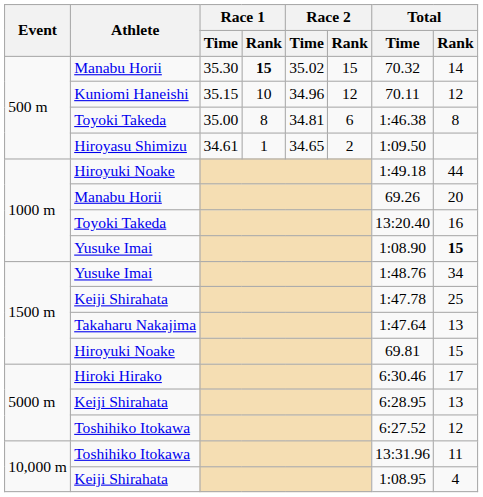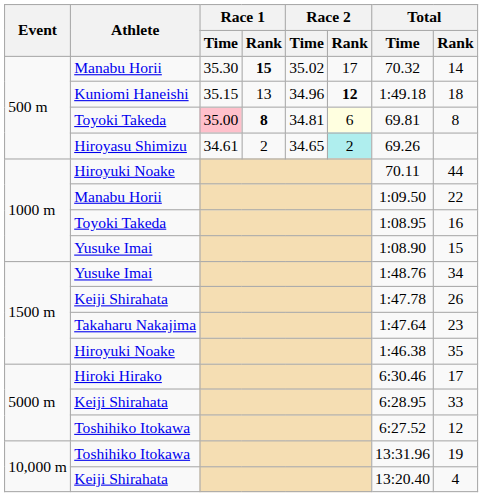(350, 69) 15 -> (350, 69) 17
(264, 94) 10 -> (264, 94) 13
(350, 94) normal -> (350, 94) bold
(403, 94) 70.11 -> (403, 94) 1:49.18
(455, 94) 12 -> (455, 94) 18
(221, 120) no background -> (221, 120) pink background
(264, 120) normal -> (264, 120) bold
(350, 120) no background -> (350, 120) lightyellow background
(403, 120) 1:46.38 -> (403, 120) 69.81
(264, 145) 1 -> (264, 145) 2
(350, 145) no background -> (350, 145) paleturquoise background
(403, 145) 1:09.50 -> (403, 145) 69.26
(403, 171) 1:49.18 -> (403, 171) 70.11
(403, 197) 69.26 -> (403, 197) 1:09.50
(455, 197) 20 -> (455, 197) 22
(403, 222) 13:20.40 -> (403, 222) 1:08.95
(455, 248) bold -> (455, 248) normal
(455, 299) 25 -> (455, 299) 26
(455, 325) 13 -> (455, 325) 23
(403, 351) 69.81 -> (403, 351) 1:46.38
(455, 351) 15 -> (455, 351) 35
(455, 402) 13 -> (455, 402) 33
(455, 453) 11 -> (455, 453) 19
(403, 479) 1:08.95 -> (403, 479) 13:20.40
